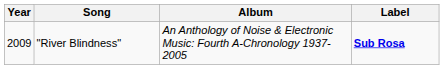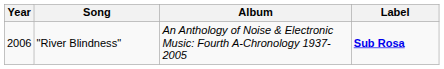(19, 43) 2009 -> (19, 43) 2006
